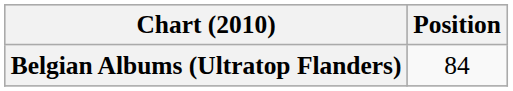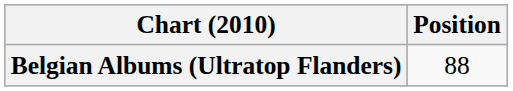(457, 65) 84 -> (457, 65) 88
